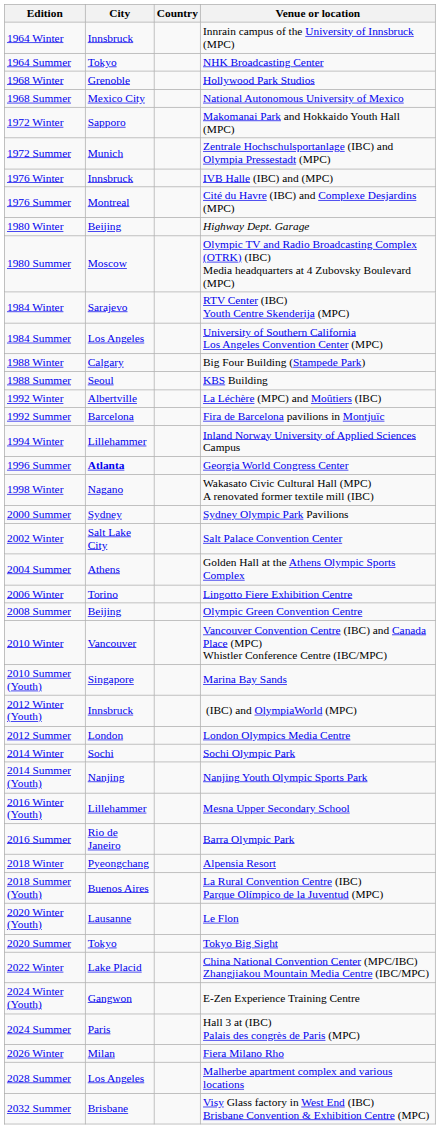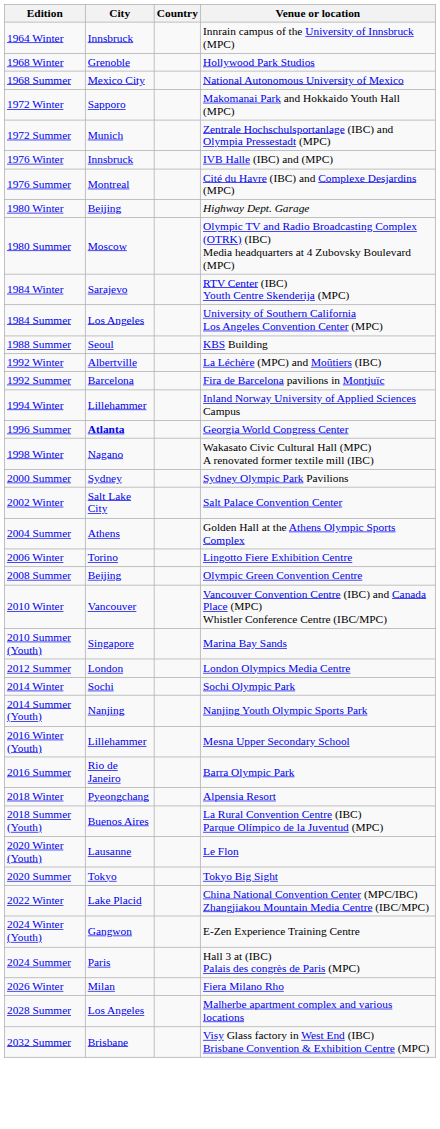- row: (39, 62)
- row: (35, 362)
- row: (35, 710)
